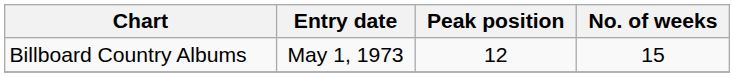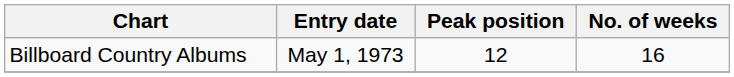(653, 54) 15 -> (653, 54) 16
